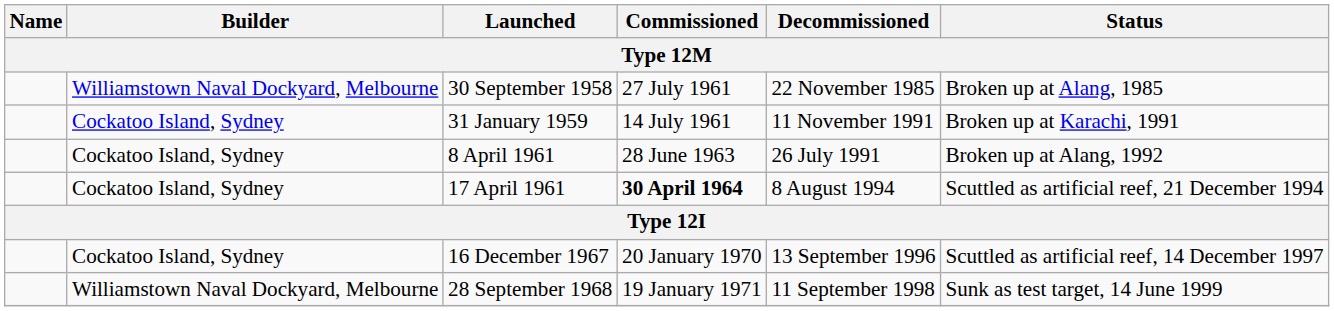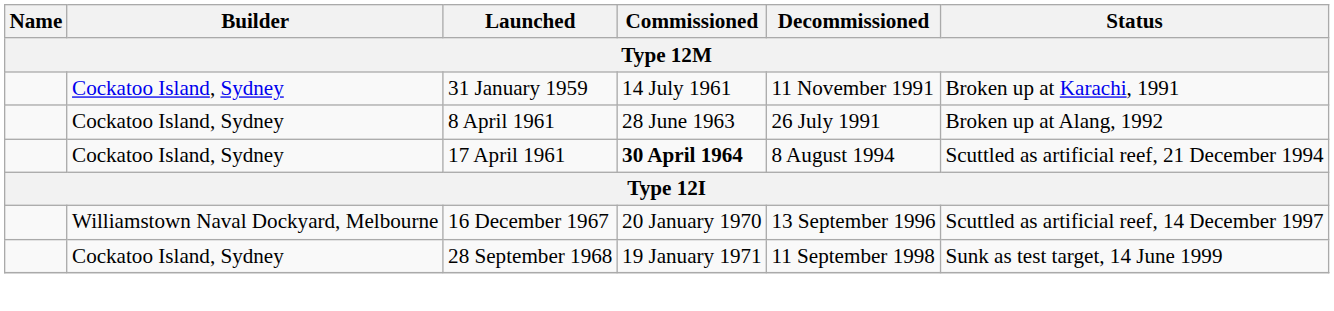- row: (530, 88)
(178, 255) Cockatoo Island, Sydney -> (255, 222) Williamstown Naval Dockyard, Melbourne
(255, 289) Williamstown Naval Dockyard, Melbourne -> (178, 255) Cockatoo Island, Sydney
